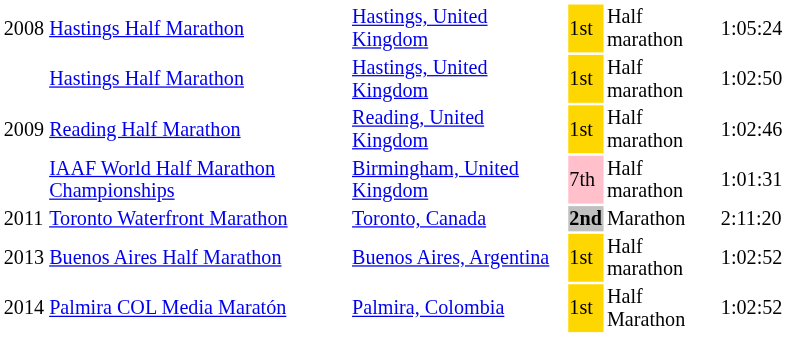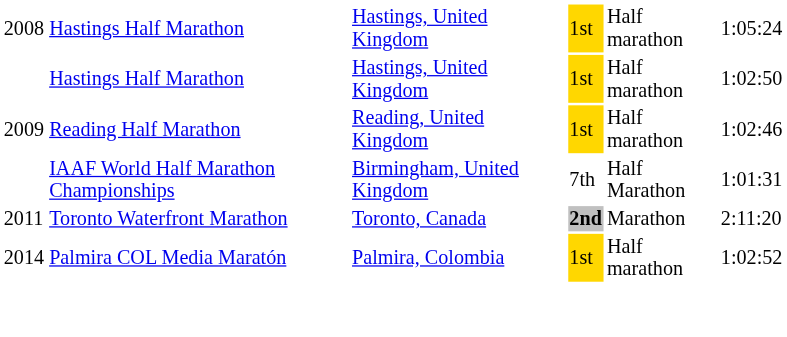(582, 179) pink background -> (582, 179) no background
(645, 179) Half marathon -> (646, 179) Half Marathon
- row: (165, 257)
(646, 308) Half Marathon -> (645, 257) Half marathon
